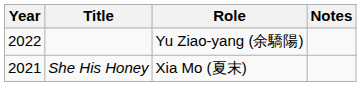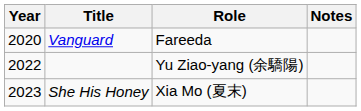+ row: (81, 40)
(25, 68) 2021 -> (25, 92) 2023
